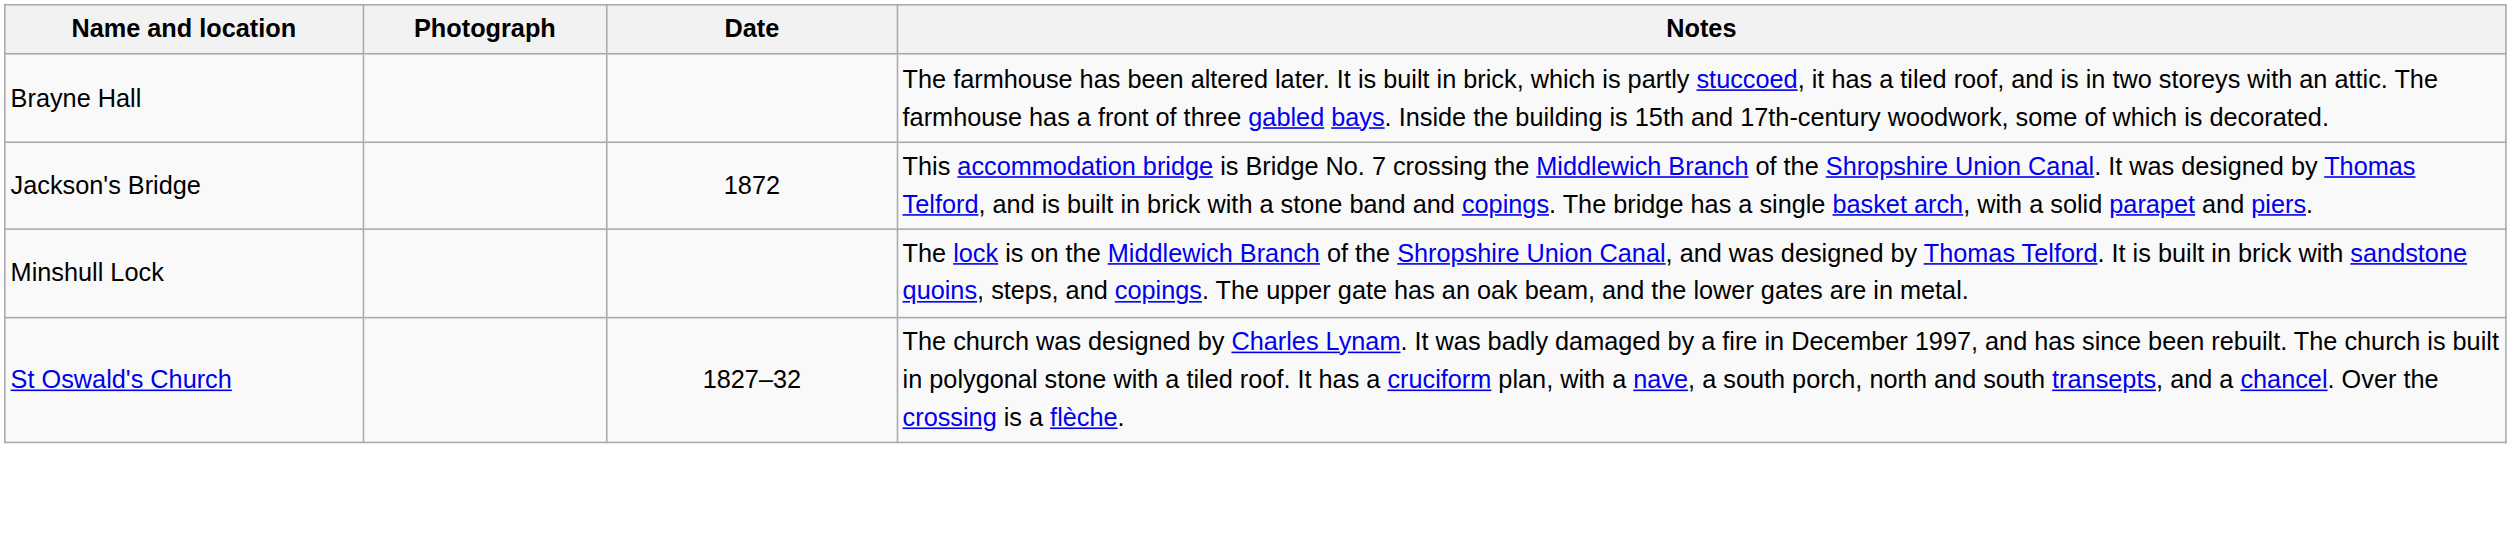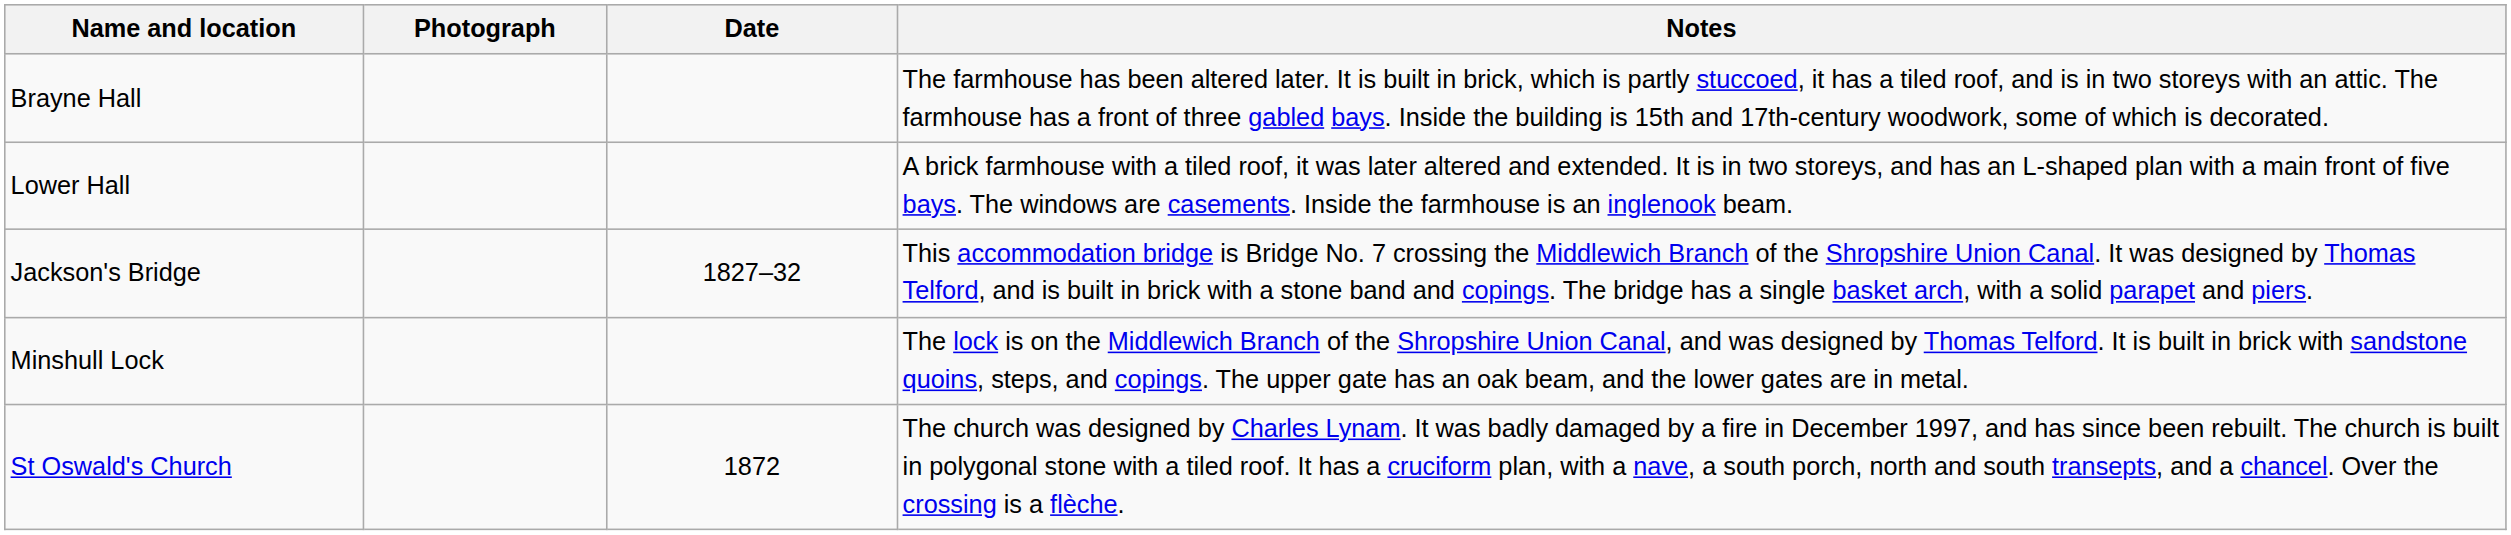+ row: (70, 185)
(752, 185) 1872 -> (752, 272) 1827–32
(752, 379) 1827–32 -> (752, 466) 1872
